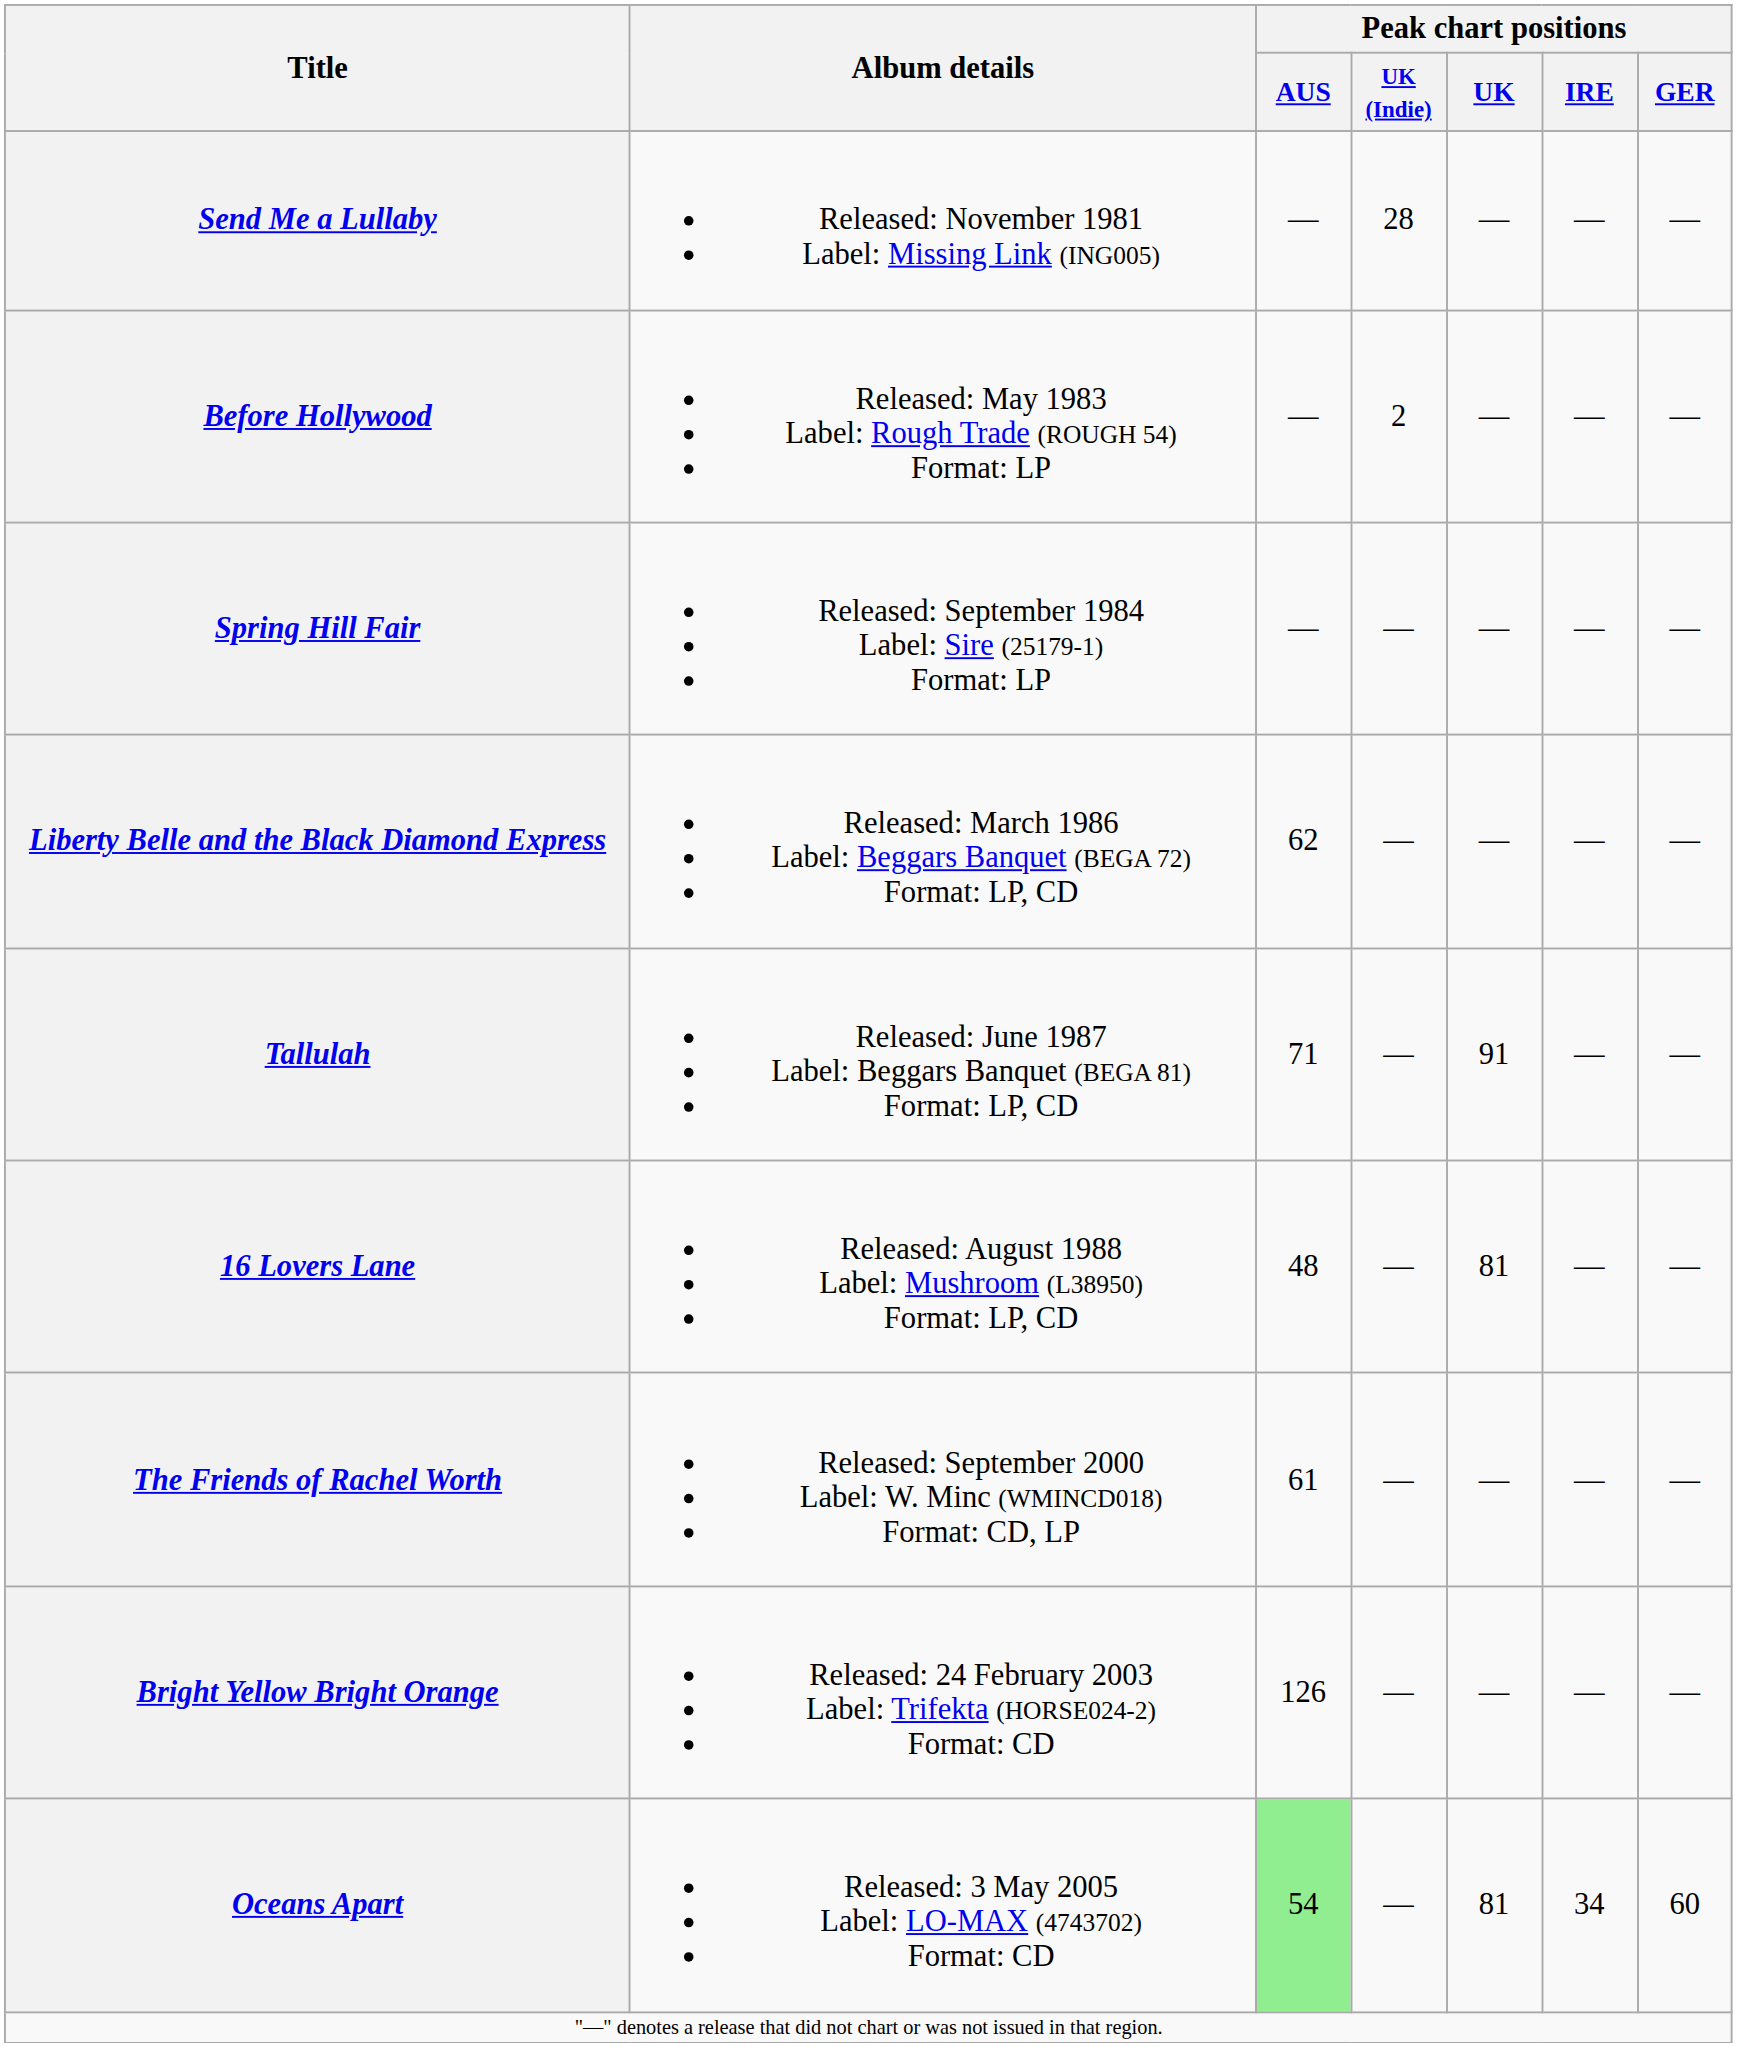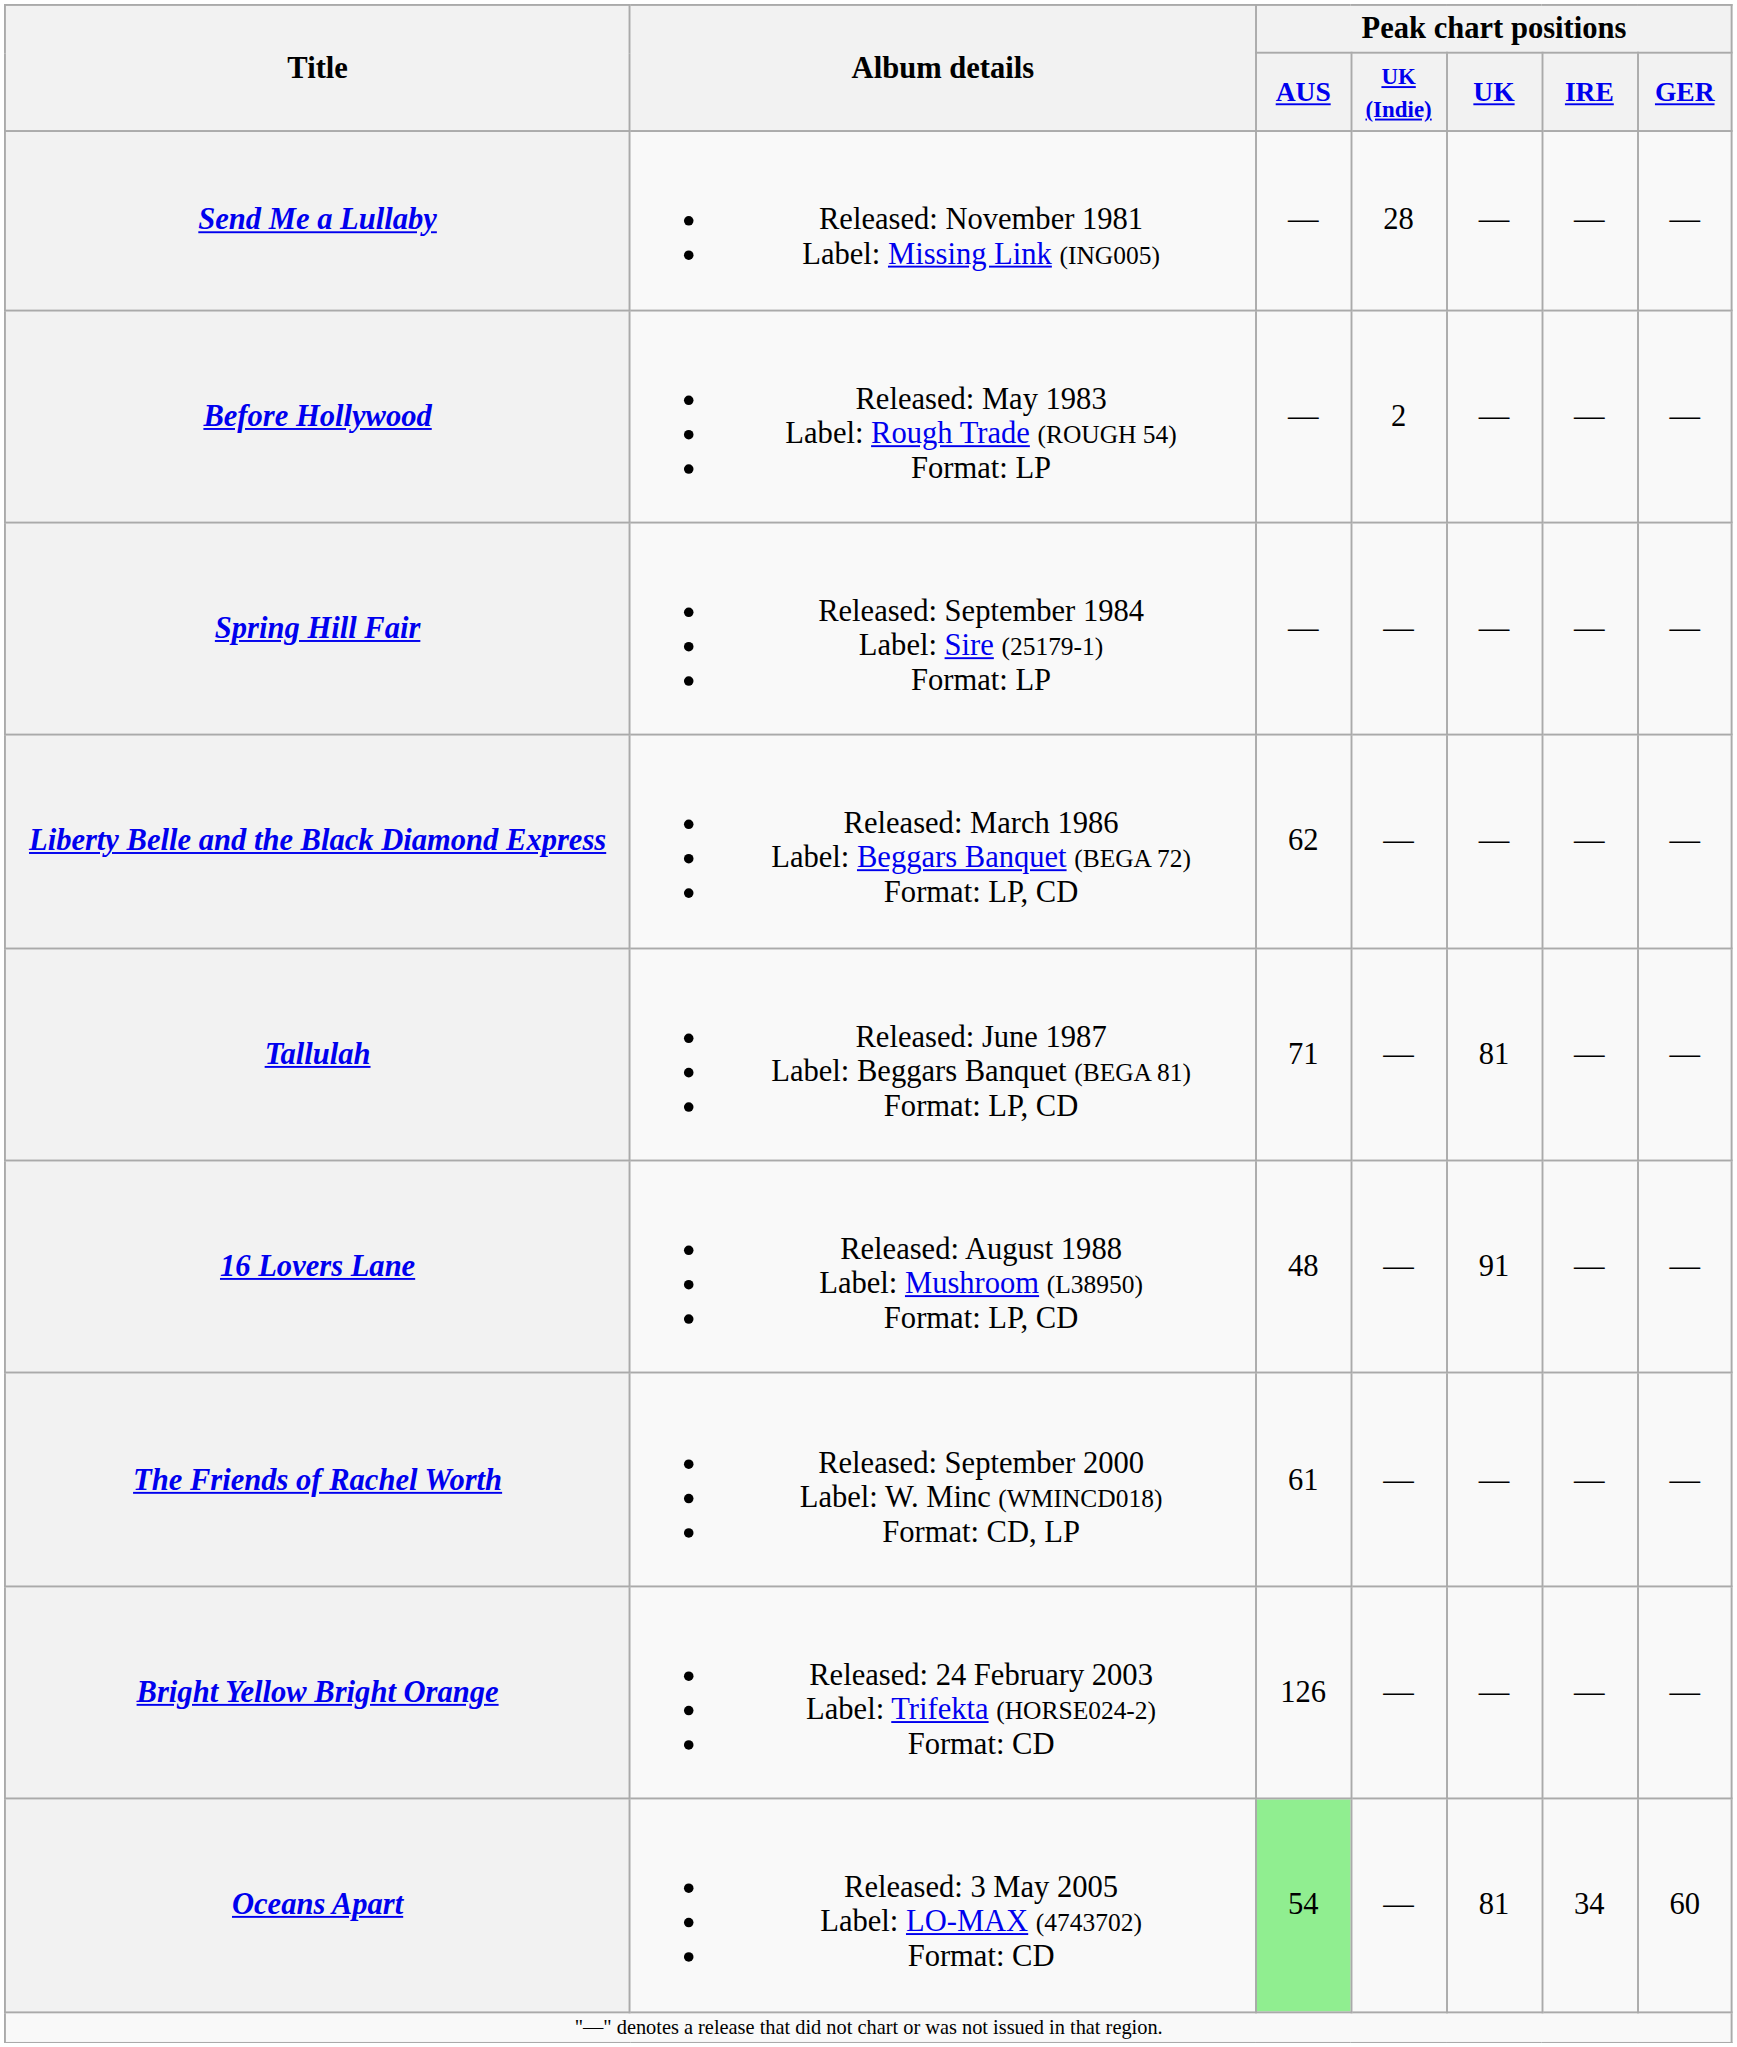(1494, 1053) 91 -> (1494, 1053) 81
(1494, 1266) 81 -> (1494, 1266) 91
